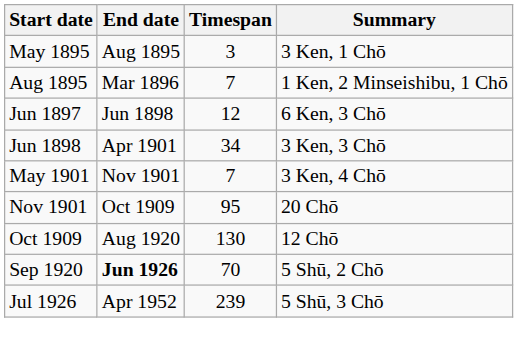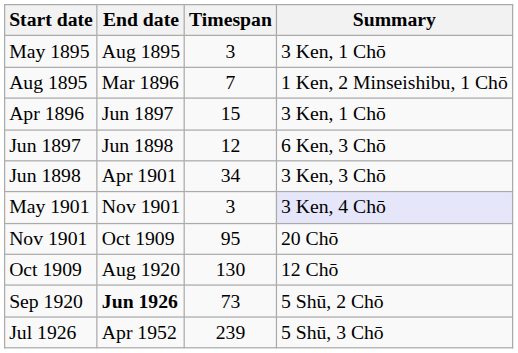+ row: (47, 113)
(230, 176) 7 -> (230, 207) 3
(333, 176) no background -> (333, 207) lavender background
(230, 269) 70 -> (230, 301) 73
